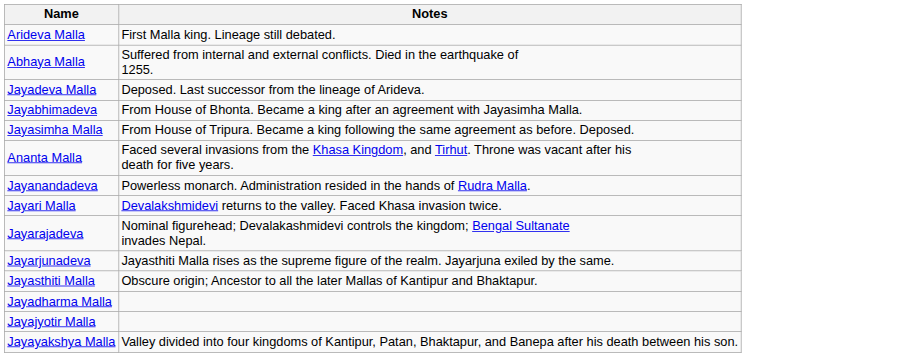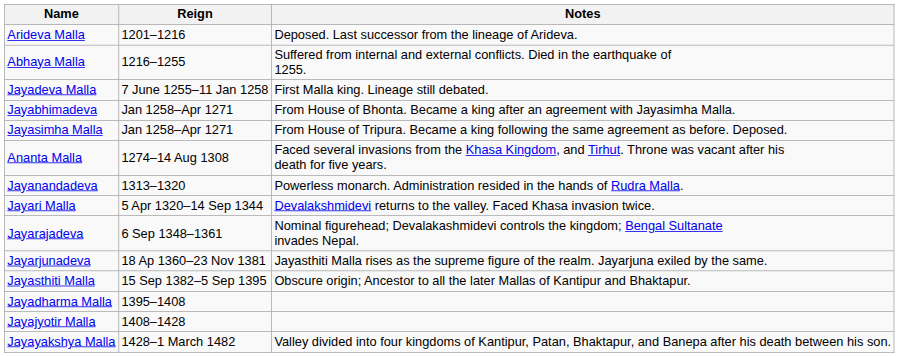+ column: (195, 14)
(228, 34) First Malla king. Lineage still debated. -> (426, 34) Deposed. Last successor from the lineage of Arideva.
(273, 89) Deposed. Last successor from the lineage of Arideva. -> (381, 89) First Malla king. Lineage still debated.
